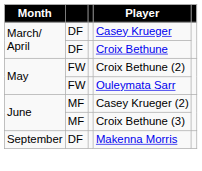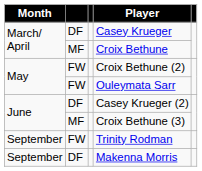(75, 49) DF -> (76, 49) MF
(76, 103) MF -> (75, 103) DF
+ row: (134, 139)
